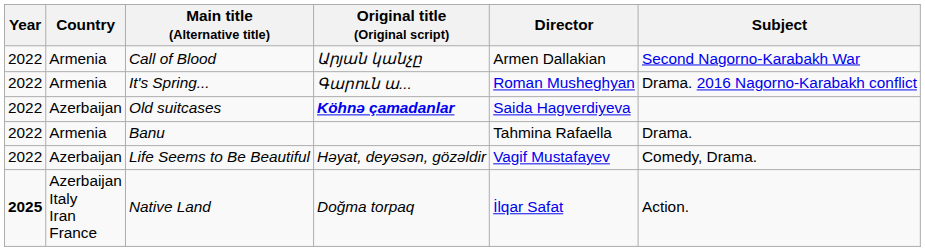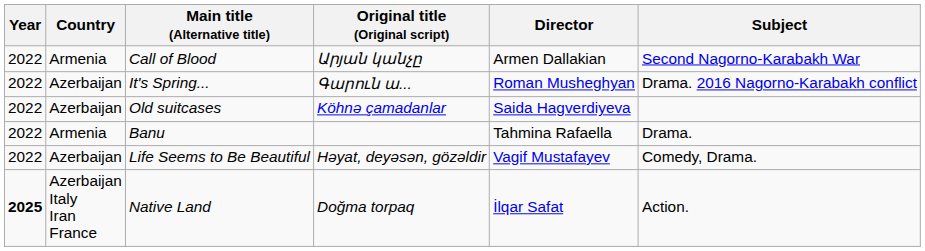(78, 84) Armenia -> (86, 84) Azerbaijan
(386, 108) bold -> (382, 108) normal
